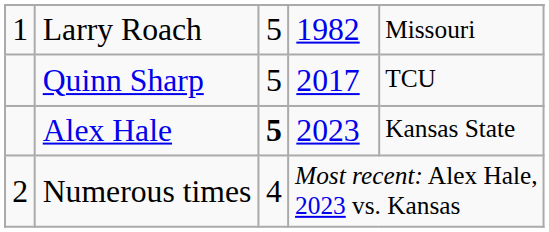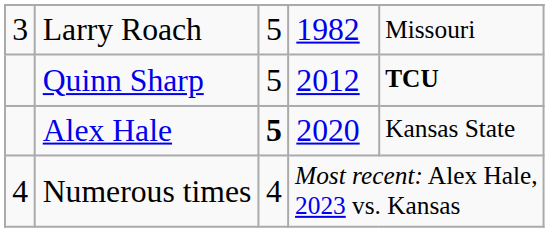(20, 29) 1 -> (20, 29) 3
(328, 79) 2017 -> (328, 79) 2012
(411, 79) normal -> (412, 79) bold
(328, 130) 2023 -> (328, 130) 2020
(20, 190) 2 -> (20, 190) 4
